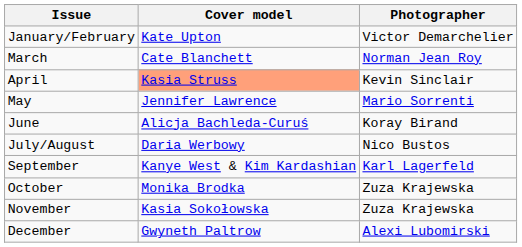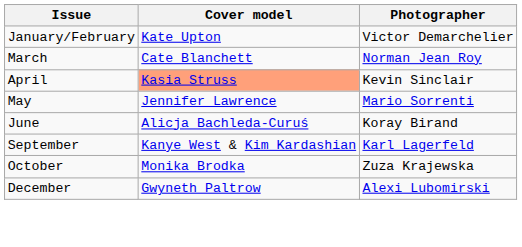- row: (51, 145)
- row: (40, 210)
